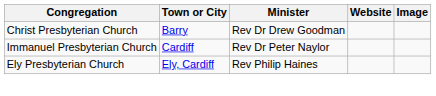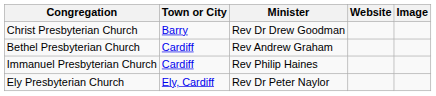+ row: (73, 47)
(281, 47) Rev Dr Peter Naylor -> (275, 64) Rev Philip Haines
(275, 64) Rev Philip Haines -> (281, 82) Rev Dr Peter Naylor
